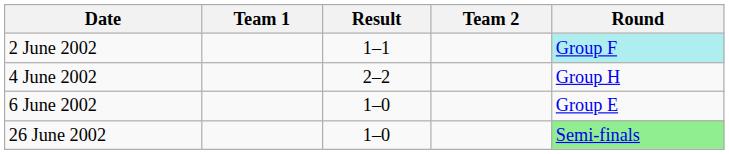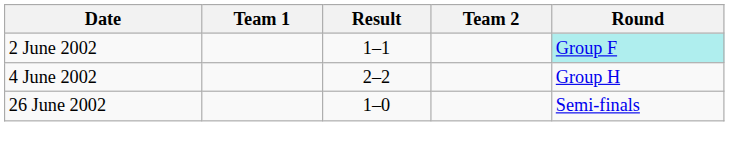- row: (53, 105)
(598, 134) lightgreen background -> (598, 105) no background
